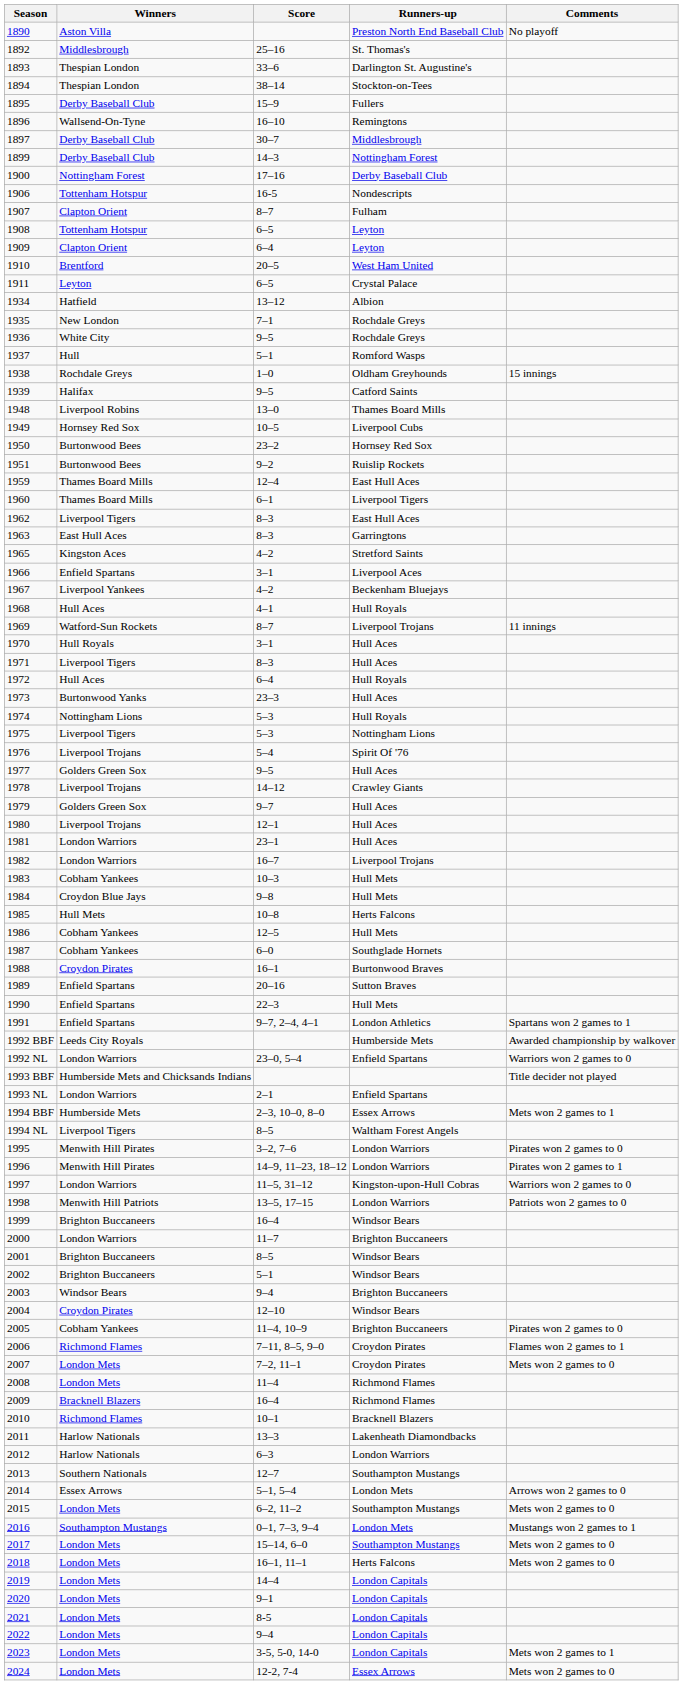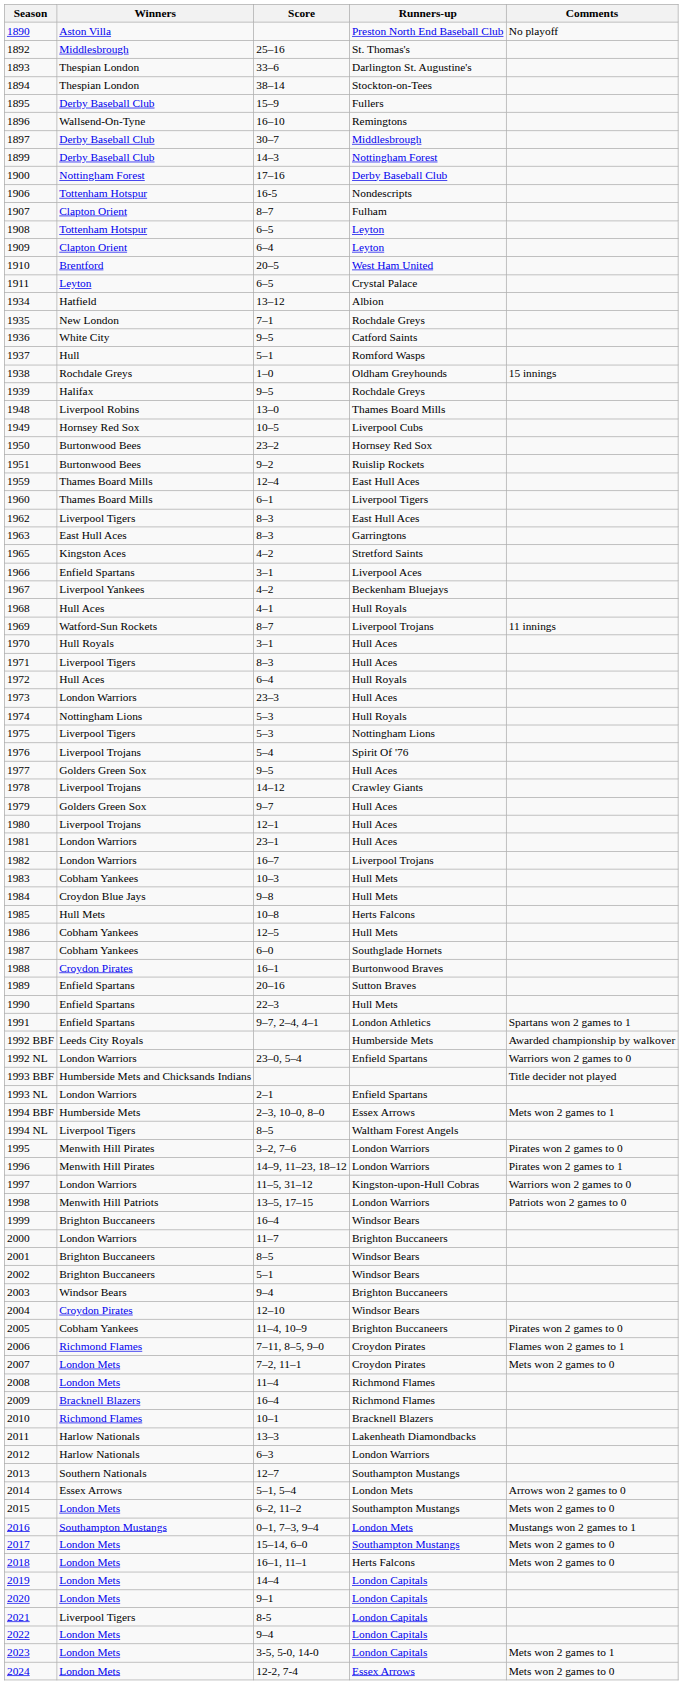(388, 337) Rochdale Greys -> (385, 337) Catford Saints
(385, 391) Catford Saints -> (388, 391) Rochdale Greys
(103, 698) Burtonwood Yanks -> (98, 698) London Warriors
(90, 1616) London Mets -> (97, 1616) Liverpool Tigers
